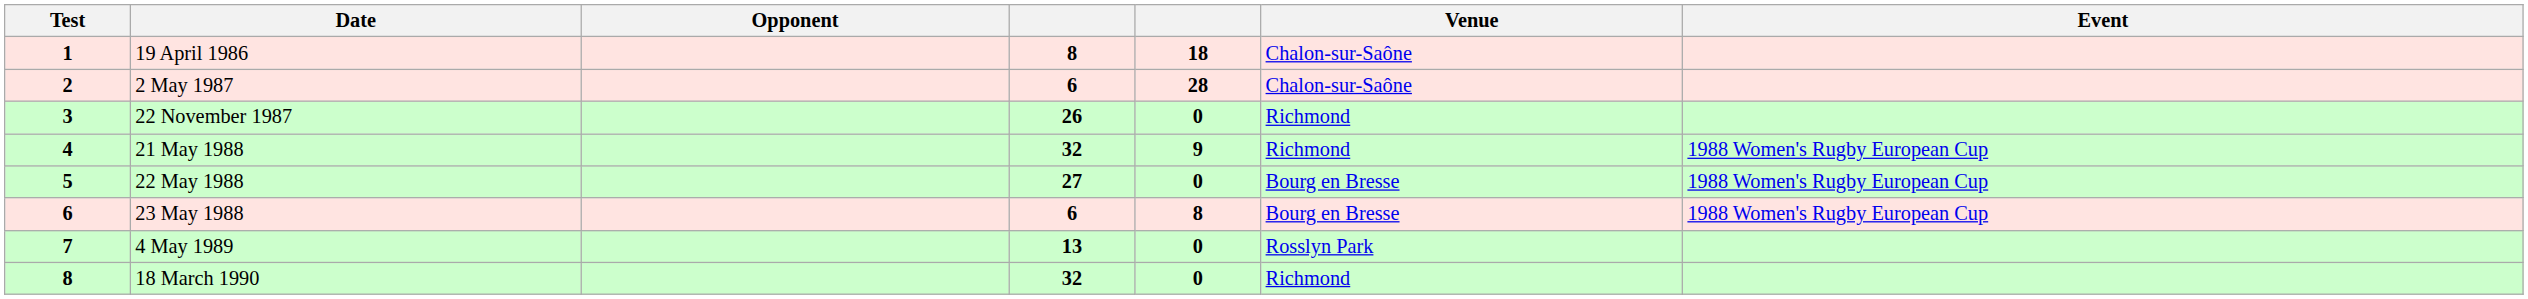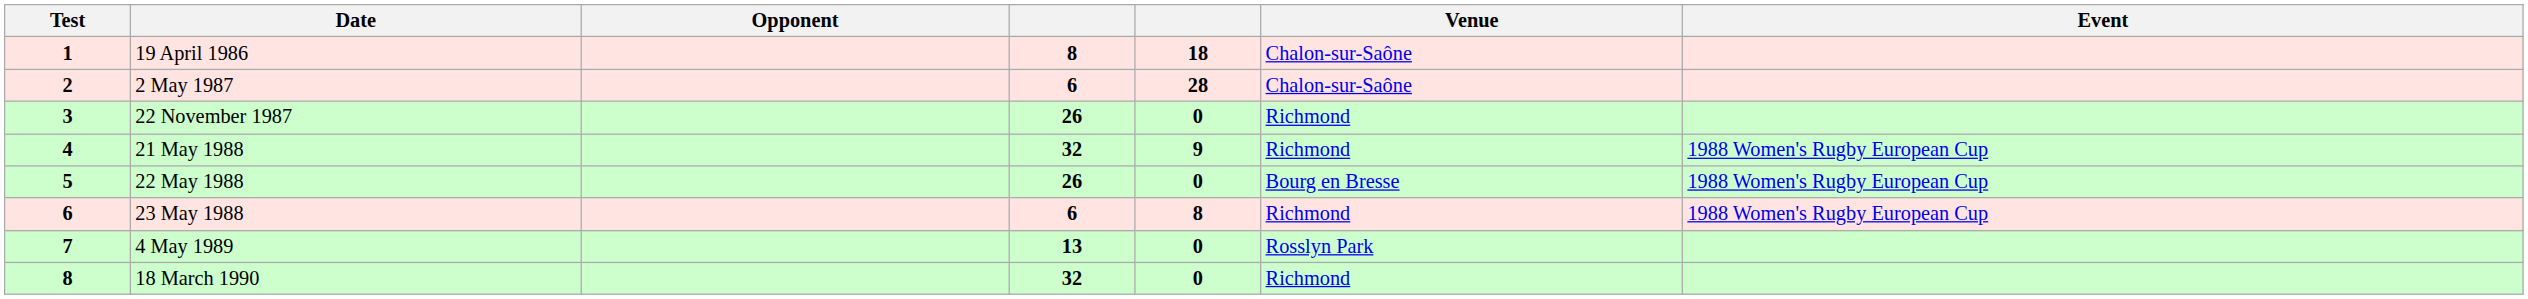(1072, 181) 27 -> (1072, 181) 26
(1333, 213) Bourg en Bresse -> (1308, 213) Richmond
